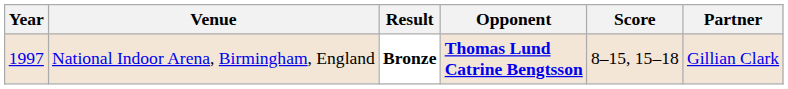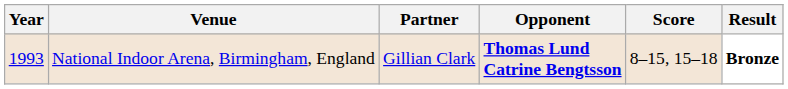columns swapped: (733, 19) <-> (410, 19)
(26, 58) 1997 -> (26, 58) 1993
